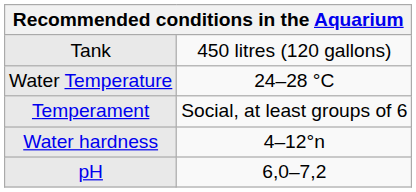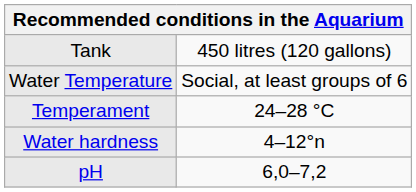(294, 80) 24–28 °C -> (294, 80) Social, at least groups of 6
(294, 111) Social, at least groups of 6 -> (294, 111) 24–28 °C
